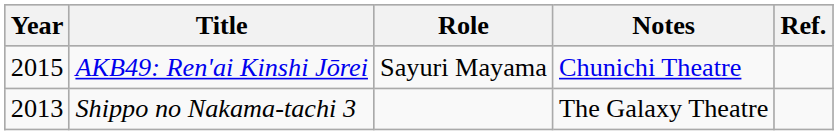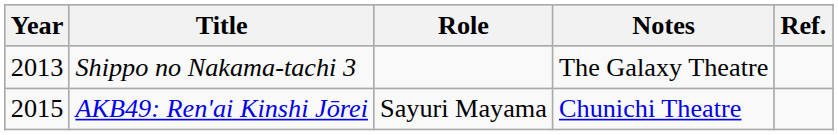rows swapped: (216, 108) <-> (222, 66)
